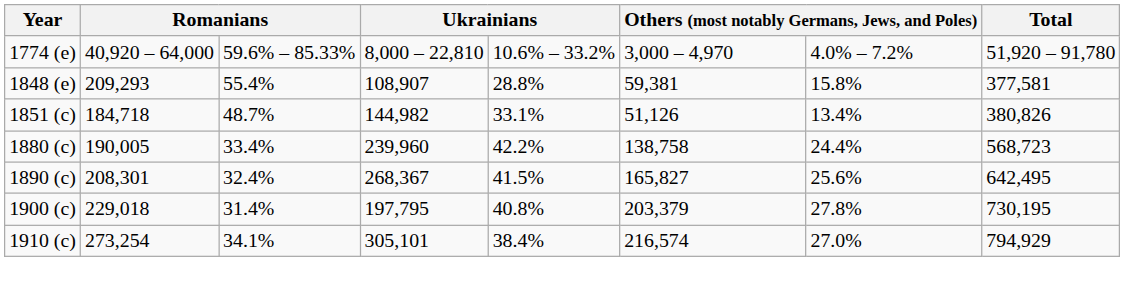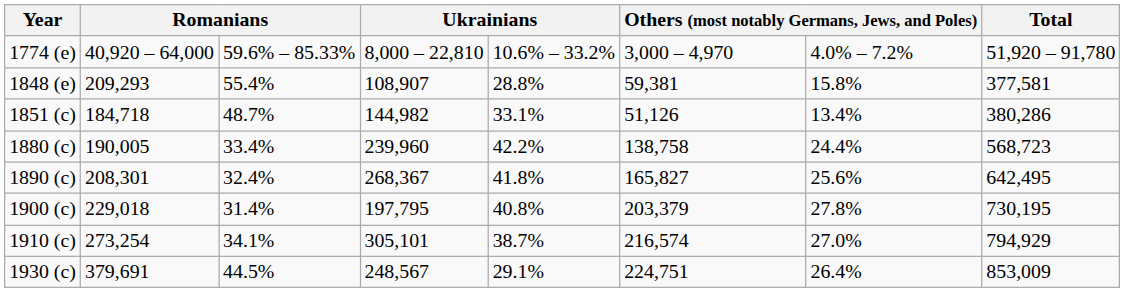(1019, 114) 380,826 -> (1019, 114) 380,286
(518, 177) 41.5% -> (518, 177) 41.8%
(518, 240) 38.4% -> (518, 240) 38.7%
+ row: (43, 271)
